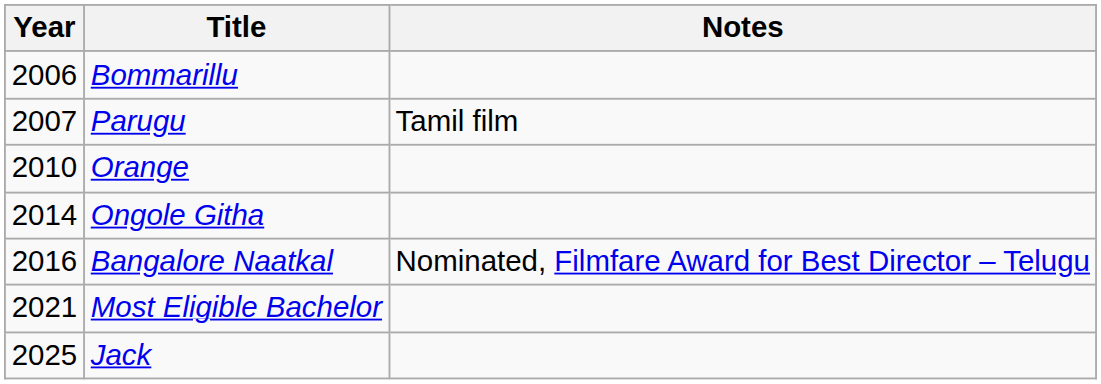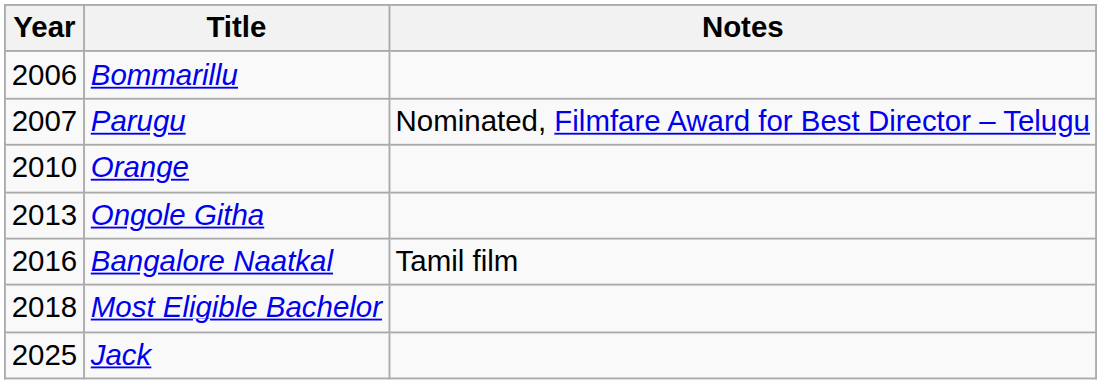(457, 121) Tamil film -> (743, 121) Nominated, Filmfare Award for Best Director – Telugu
(44, 214) 2014 -> (44, 214) 2013
(743, 261) Nominated, Filmfare Award for Best Director – Telugu -> (457, 261) Tamil film
(44, 307) 2021 -> (44, 307) 2018
